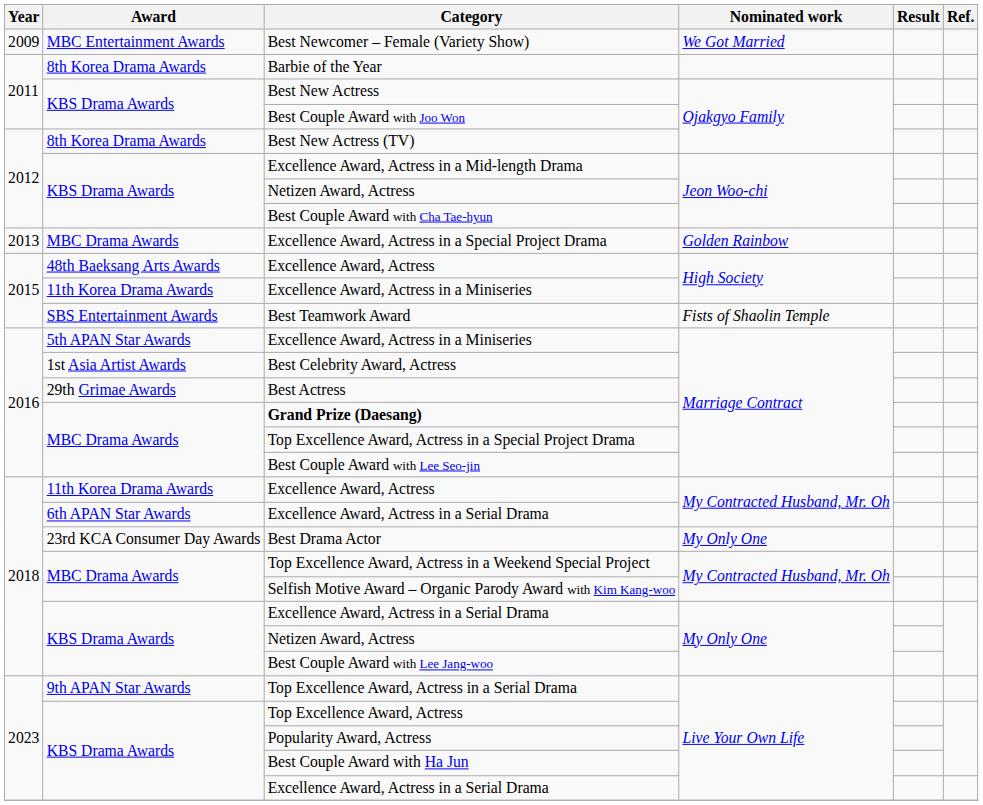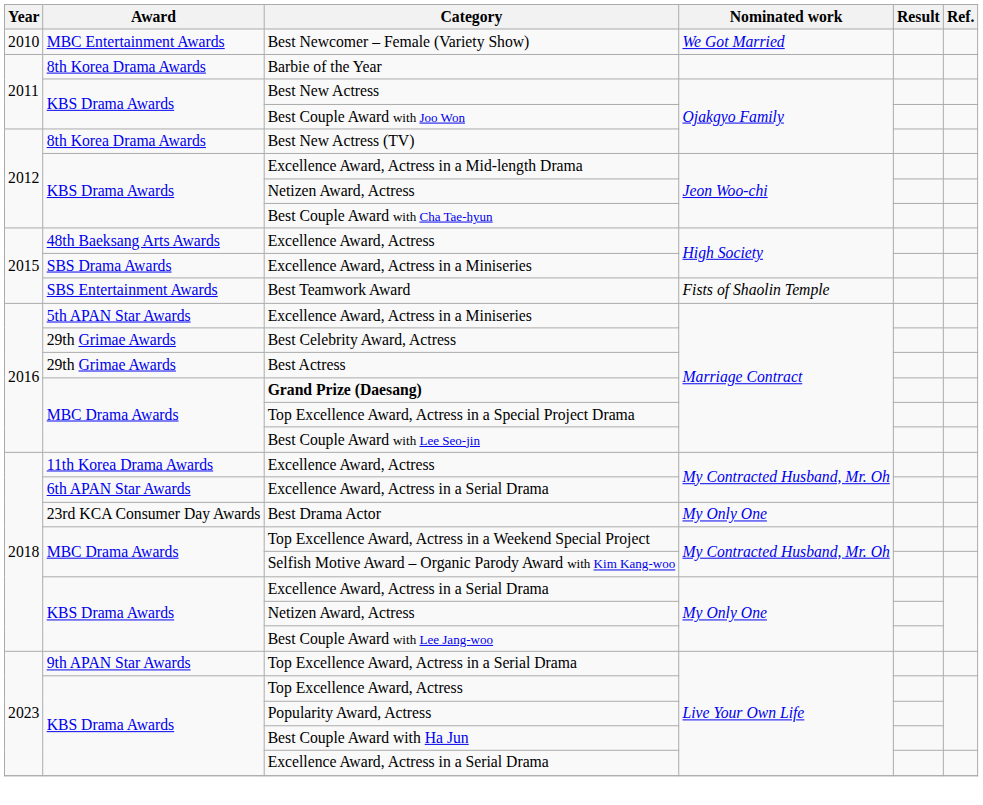(24, 41) 2009 -> (24, 41) 2010
- row: (437, 240)
(130, 290) 11th Korea Drama Awards -> (109, 265) SBS Drama Awards
(116, 365) 1st Asia Artist Awards -> (111, 340) 29th Grimae Awards
